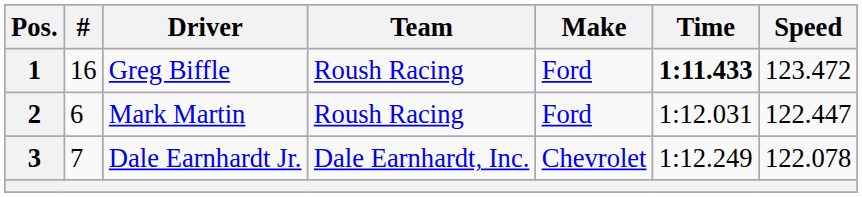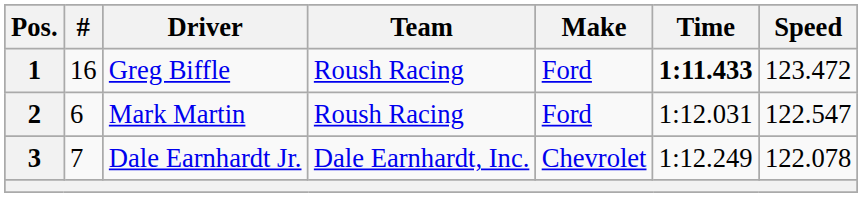(808, 114) 122.447 -> (808, 114) 122.547
